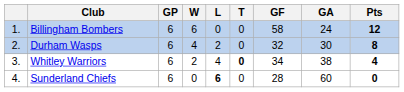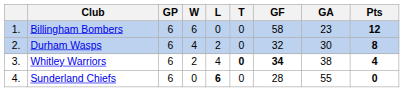(326, 29) 24 -> (326, 29) 23
(277, 62) normal -> (277, 62) bold
(326, 78) 60 -> (326, 78) 55
